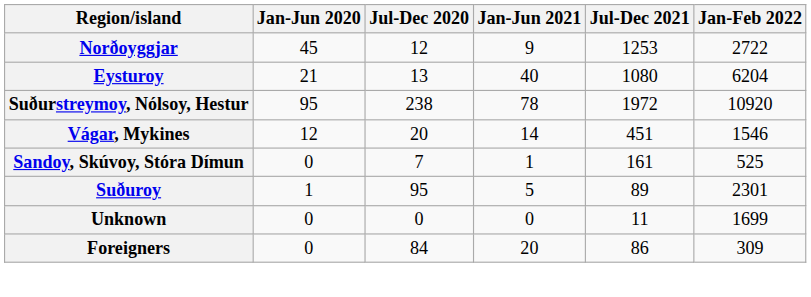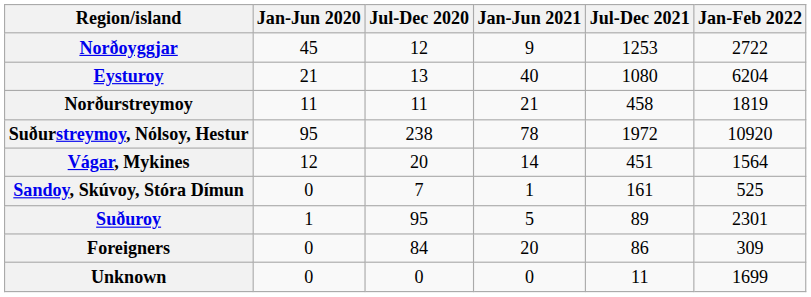+ row: (129, 104)
(750, 133) 1546 -> (750, 162) 1564
rows swapped: (129, 248) <-> (129, 219)
